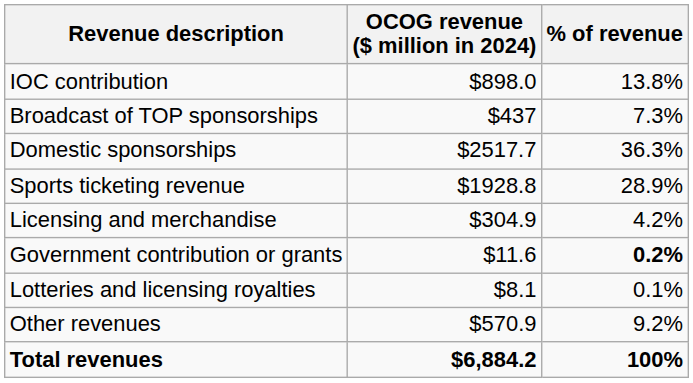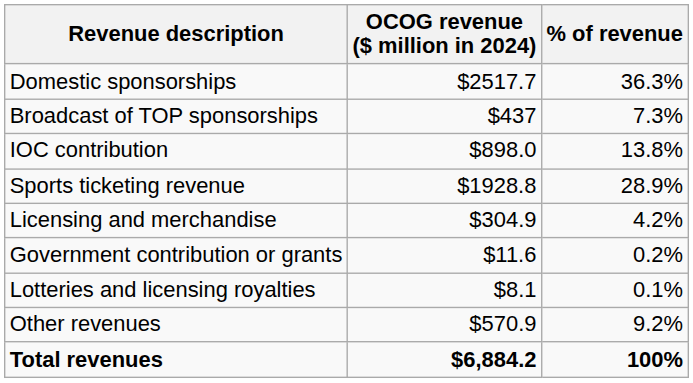rows swapped: (89, 81) <-> (123, 150)
(658, 255) bold -> (658, 255) normal
